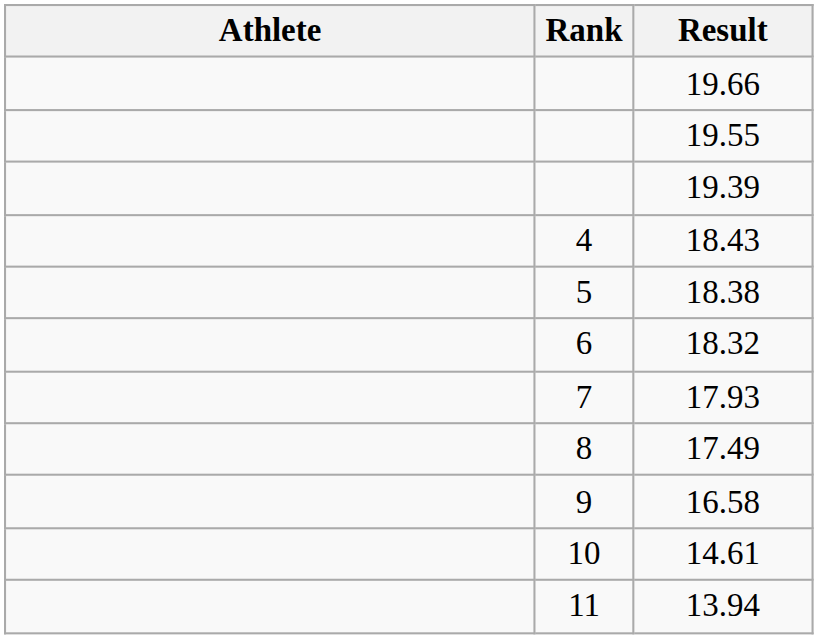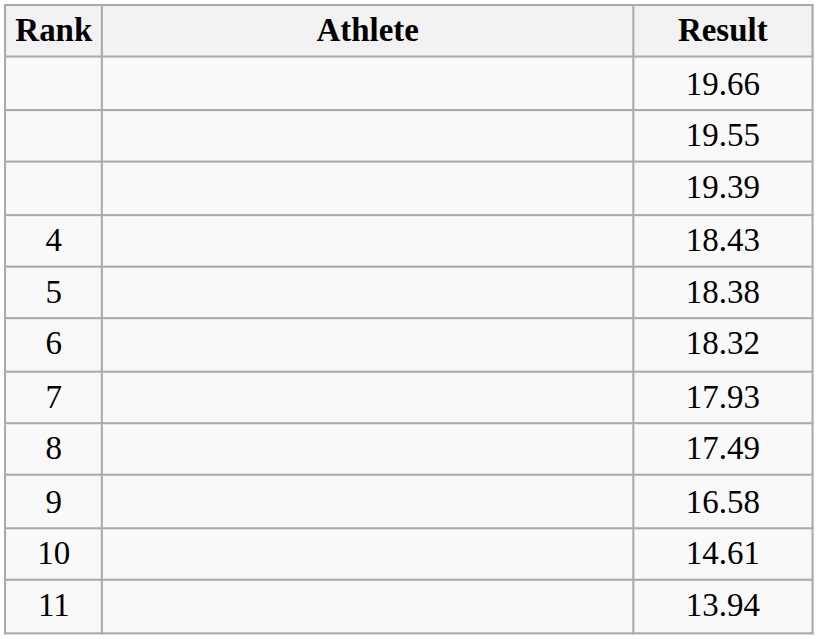columns swapped: (584, 30) <-> (270, 30)
